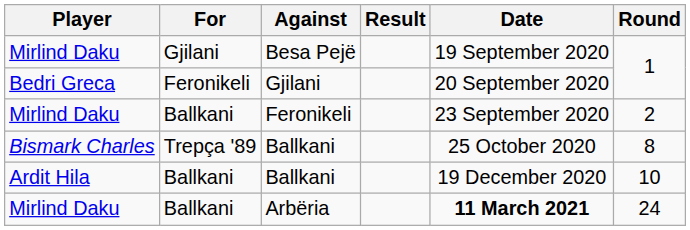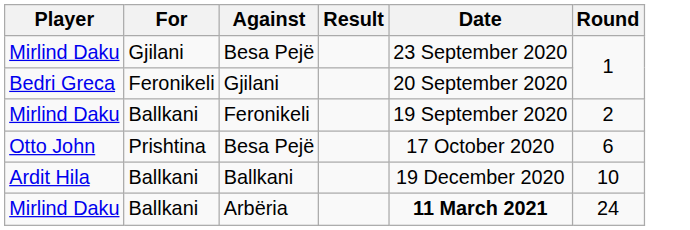(522, 51) 19 September 2020 -> (480, 51) 23 September 2020
(522, 114) 23 September 2020 -> (480, 114) 19 September 2020
+ row: (52, 146)
- row: (82, 146)
